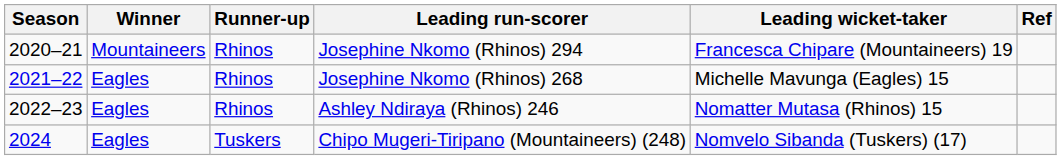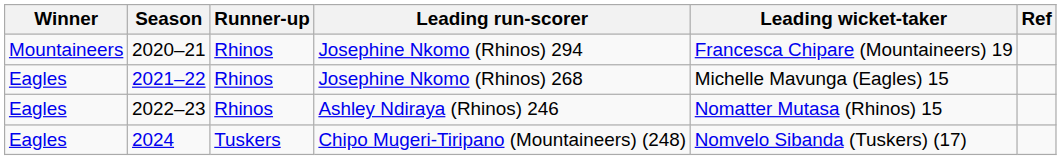columns swapped: (46, 19) <-> (148, 19)
